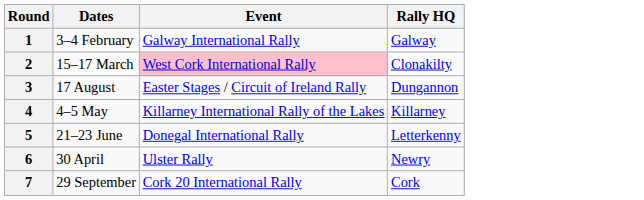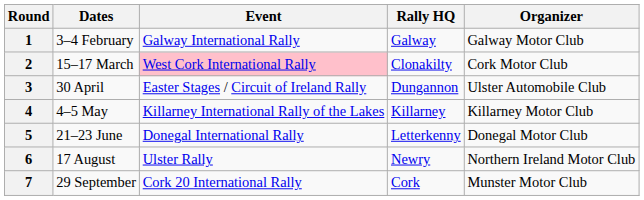+ column: (551, 16)
(86, 88) 17 August -> (80, 88) 30 April
(80, 159) 30 April -> (86, 159) 17 August
